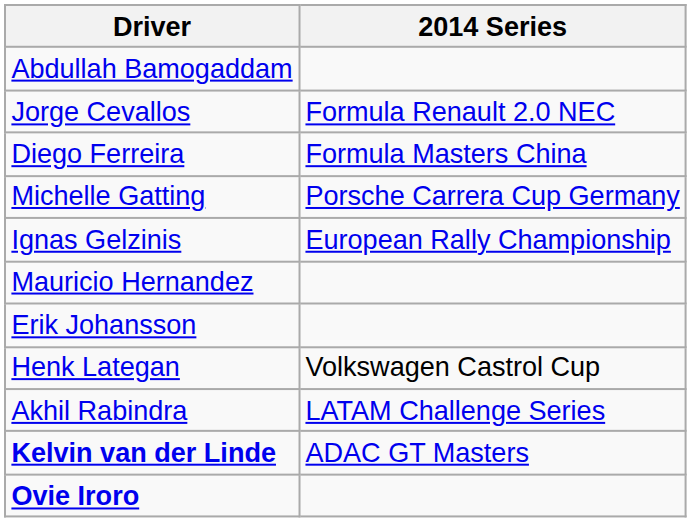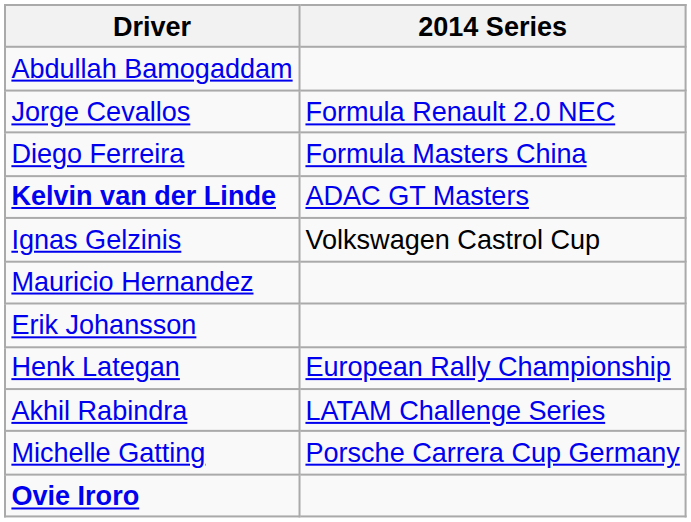rows swapped: (108, 197) <-> (144, 453)
(488, 239) European Rally Championship -> (453, 239) Volkswagen Castrol Cup
(453, 367) Volkswagen Castrol Cup -> (488, 367) European Rally Championship
